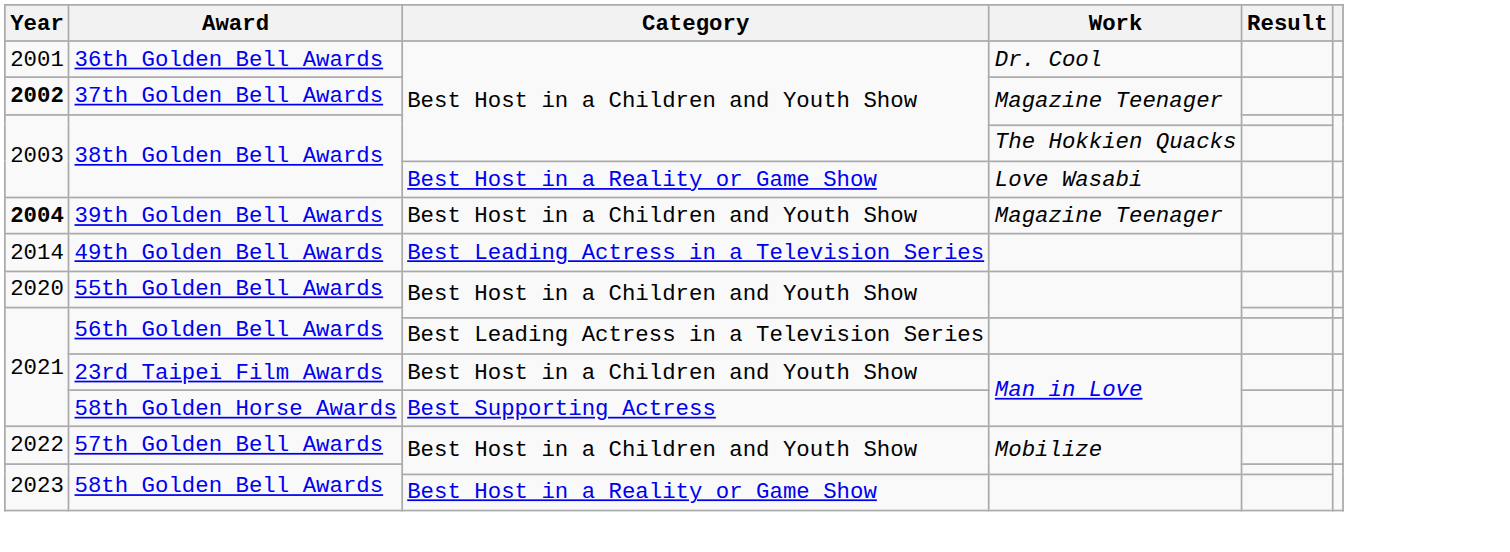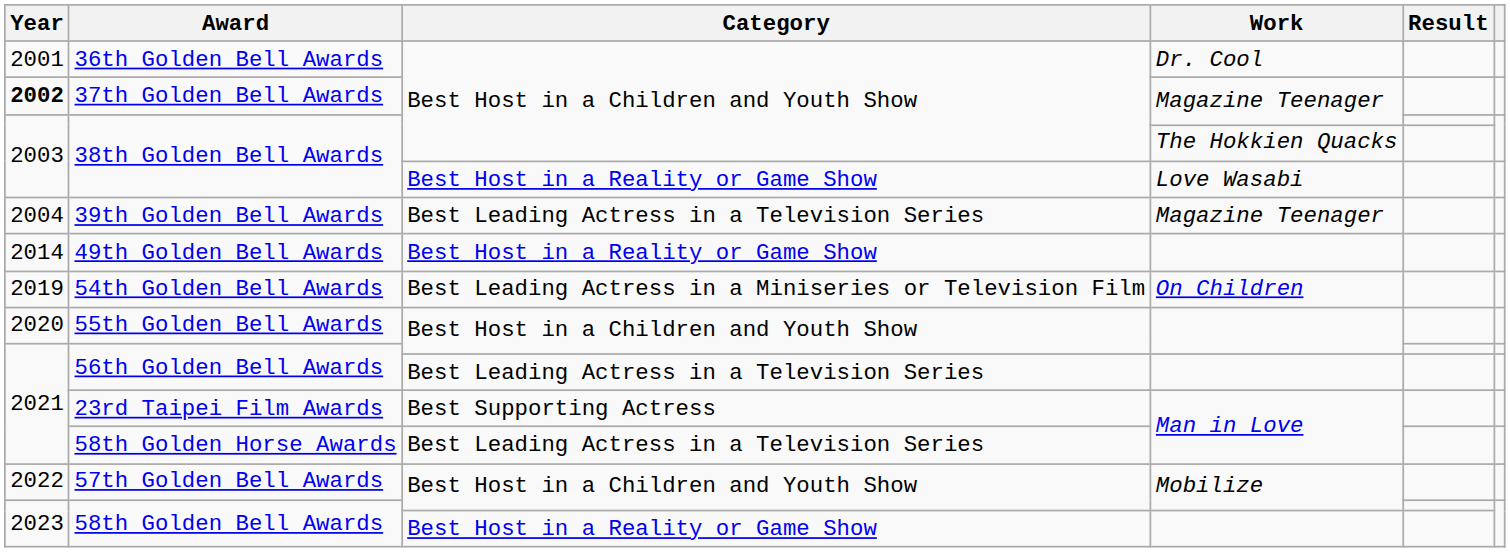(37, 216) bold -> (37, 216) normal
(662, 216) Best Host in a Children and Youth Show -> (696, 216) Best Leading Actress in a Television Series
(696, 252) Best Leading Actress in a Television Series -> (642, 252) Best Host in a Reality or Game Show
+ row: (229, 289)
(662, 372) Best Host in a Children and Youth Show -> (562, 409) Best Supporting Actress
(562, 409) Best Supporting Actress -> (696, 445) Best Leading Actress in a Television Series
